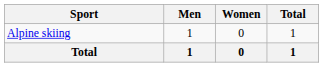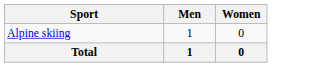- column: (293, 14)
